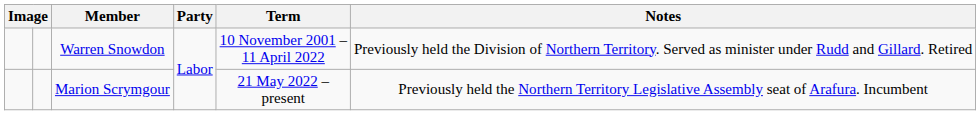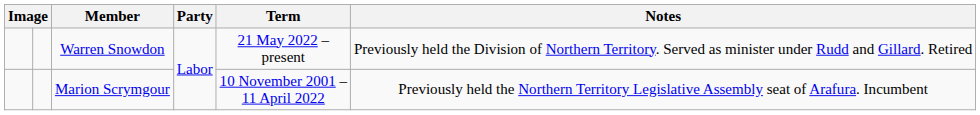(283, 48) 10 November 2001 – 11 April 2022 -> (283, 48) 21 May 2022 – present
(283, 89) 21 May 2022 – present -> (283, 89) 10 November 2001 – 11 April 2022
